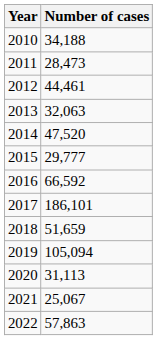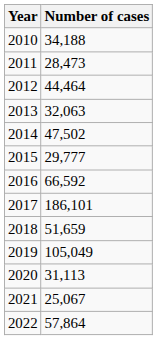(65, 87) 44,461 -> (65, 87) 44,464
(65, 134) 47,520 -> (65, 134) 47,502
(69, 252) 105,094 -> (69, 252) 105,049
(65, 323) 57,863 -> (65, 323) 57,864
